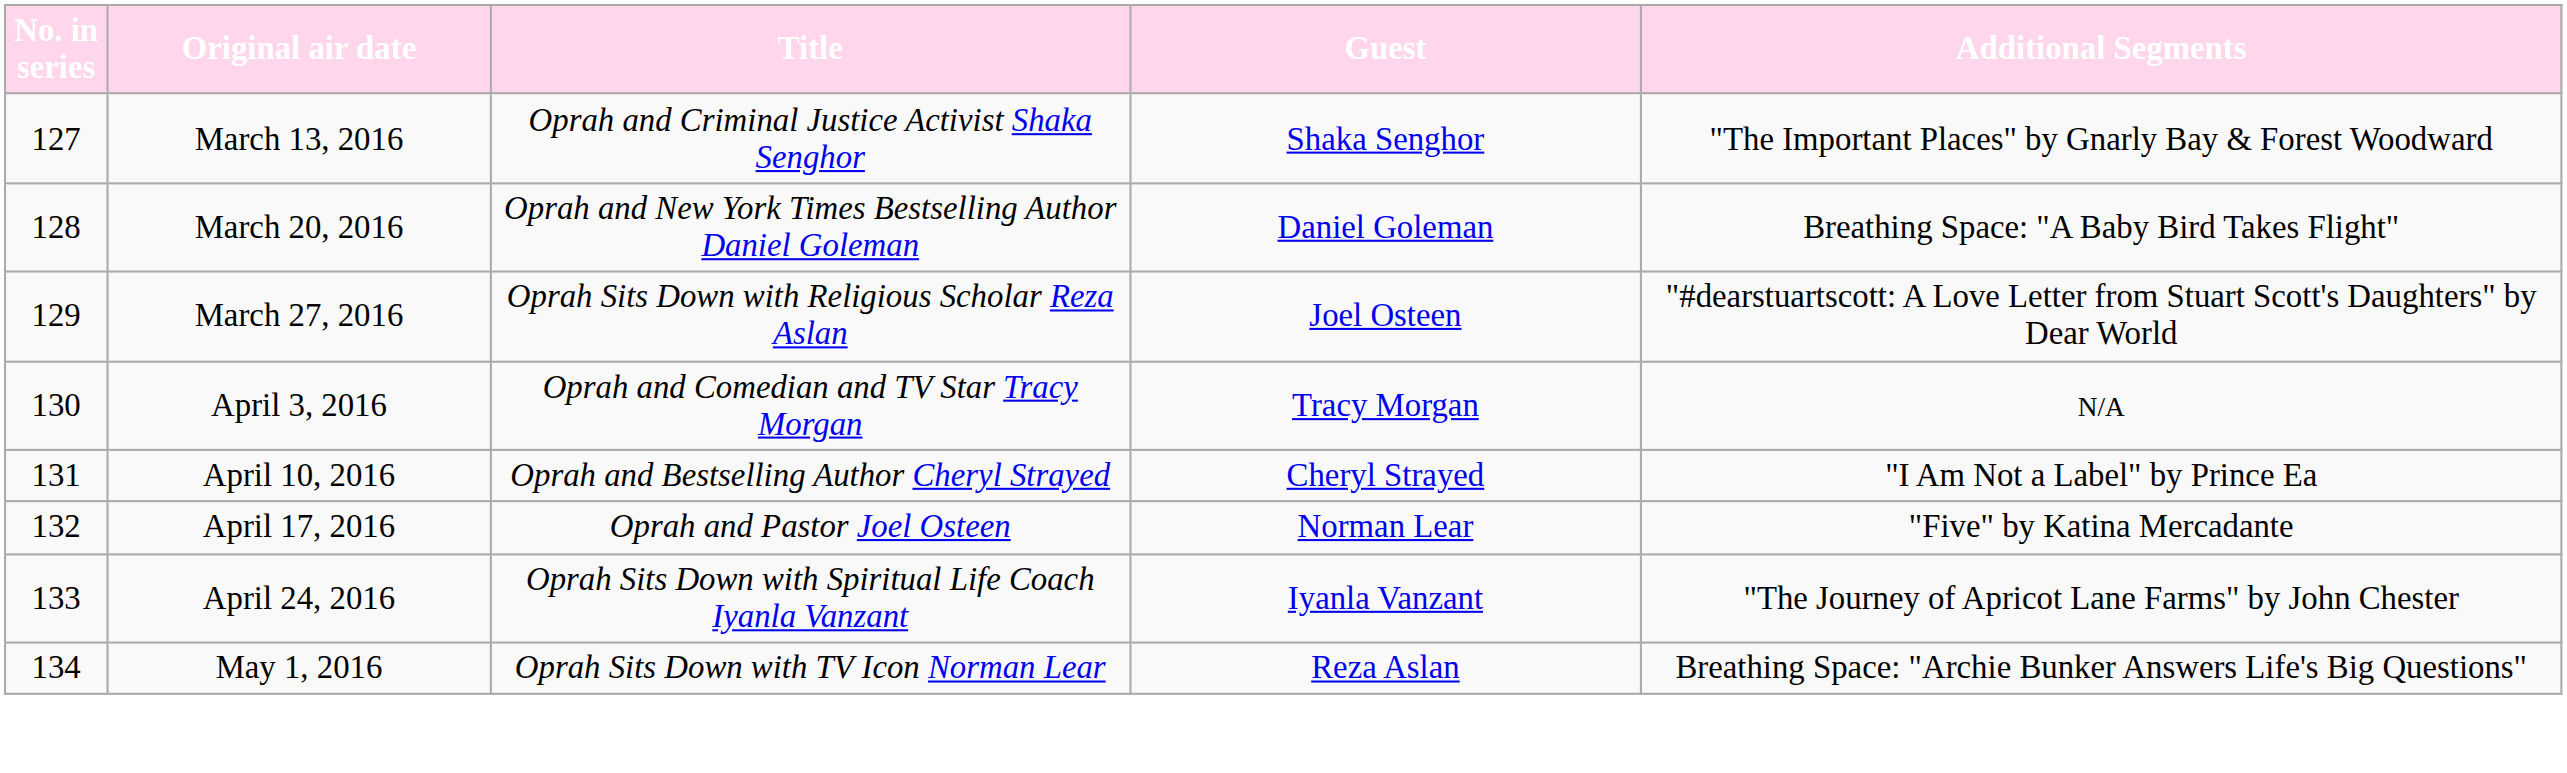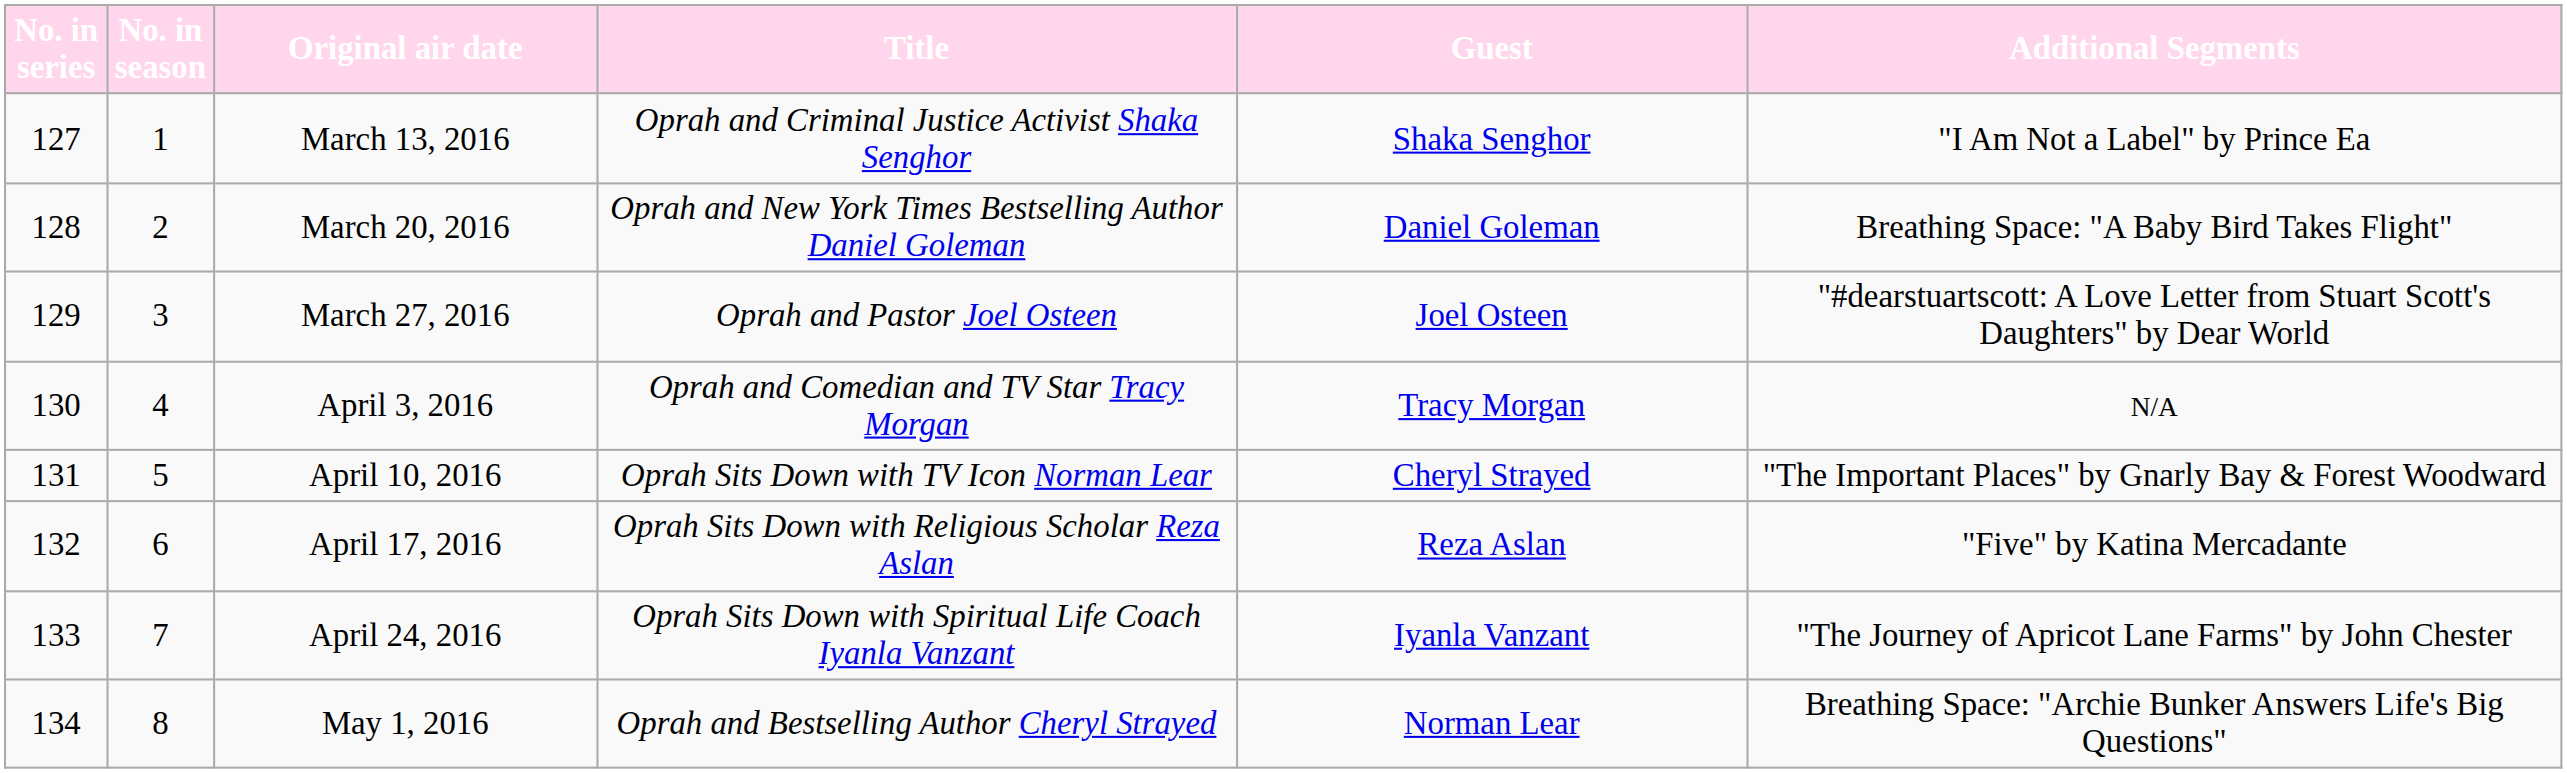+ column: (160, 48)
(2101, 137) "The Important Places" by Gnarly Bay & Forest Woodward -> (2154, 137) "I Am Not a Label" by Prince Ea
(810, 315) Oprah Sits Down with Religious Scholar Reza Aslan -> (917, 315) Oprah and Pastor Joel Osteen
(810, 475) Oprah and Bestselling Author Cheryl Strayed -> (917, 475) Oprah Sits Down with TV Icon Norman Lear
(2101, 475) "I Am Not a Label" by Prince Ea -> (2154, 475) "The Important Places" by Gnarly Bay & Forest Woodward
(810, 527) Oprah and Pastor Joel Osteen -> (916, 545) Oprah Sits Down with Religious Scholar Reza Aslan
(1385, 527) Norman Lear -> (1492, 545) Reza Aslan
(810, 668) Oprah Sits Down with TV Icon Norman Lear -> (916, 723) Oprah and Bestselling Author Cheryl Strayed
(1385, 668) Reza Aslan -> (1492, 723) Norman Lear
